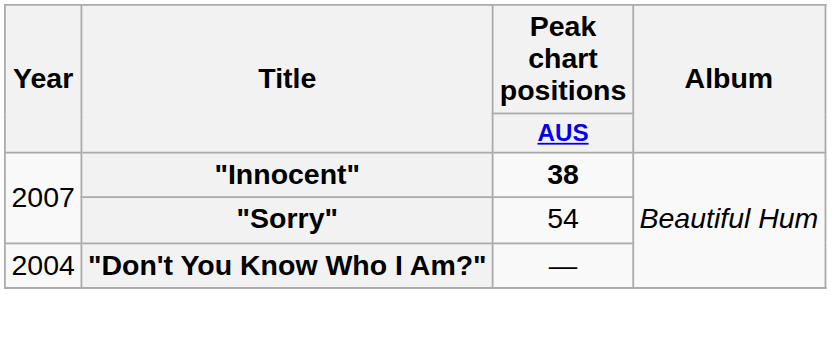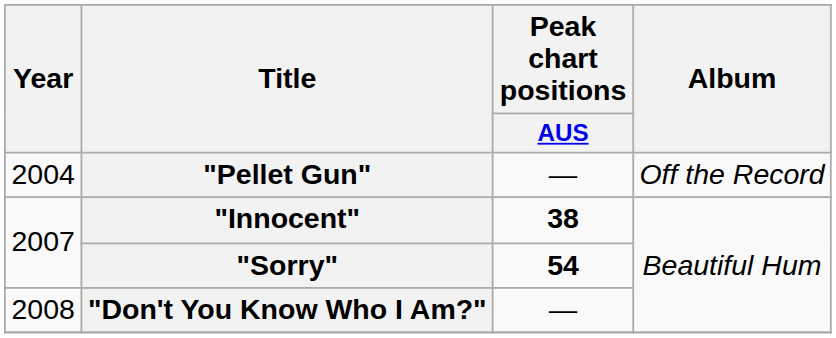+ row: (287, 174)
(563, 219) normal -> (563, 264) bold
(43, 264) 2004 -> (43, 309) 2008
